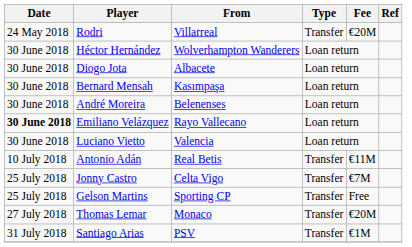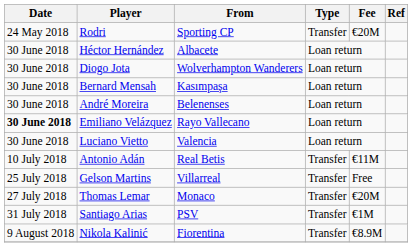(196, 31) Villarreal -> (205, 31) Sporting CP
(237, 50) Wolverhampton Wanderers -> (198, 50) Albacete
(194, 68) Albacete -> (240, 68) Wolverhampton Wanderers
- row: (107, 178)
(202, 196) Sporting CP -> (199, 178) Villarreal
+ row: (114, 232)
